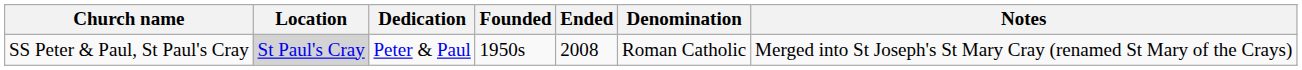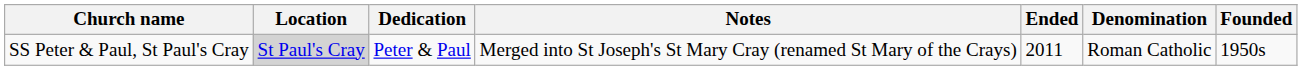columns swapped: (516, 19) <-> (1024, 19)
(579, 49) 2008 -> (1044, 49) 2011
